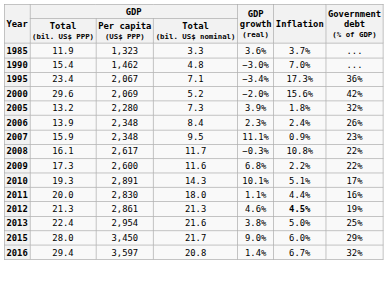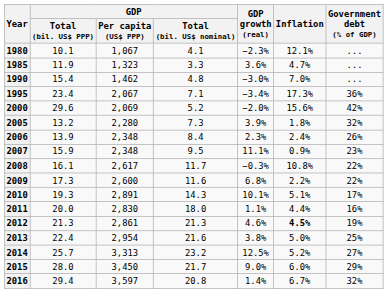+ row: (17, 51)
(300, 51) 3.7% -> (300, 65) 4.7%
+ row: (17, 252)
